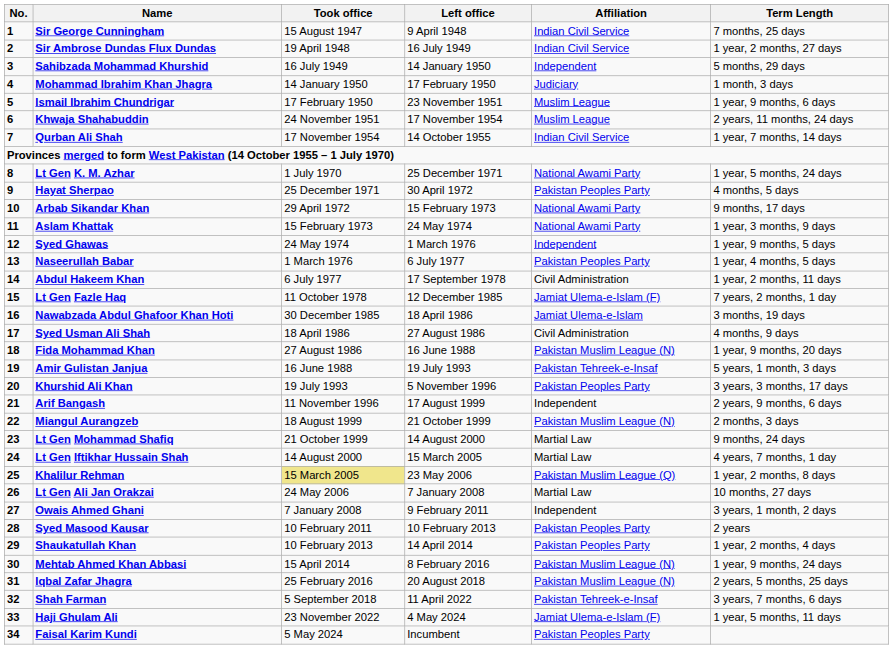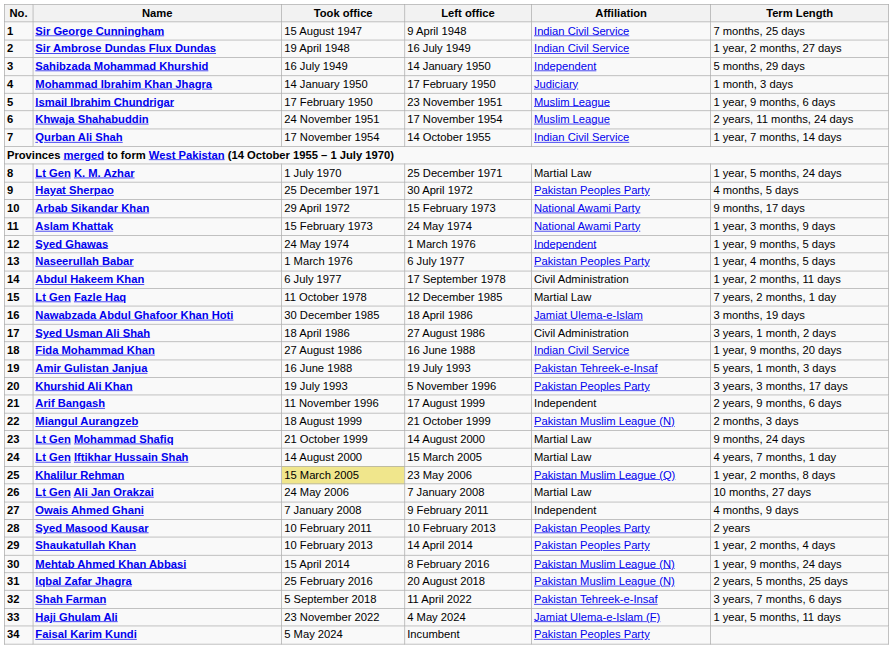(587, 173) National Awami Party -> (563, 173) Martial Law
(597, 297) Jamiat Ulema-e-Islam (F) -> (563, 297) Martial Law
(756, 333) 4 months, 9 days -> (775, 333) 3 years, 1 month, 2 days
(604, 350) Pakistan Muslim League (N) -> (582, 350) Indian Civil Service
(775, 510) 3 years, 1 month, 2 days -> (756, 510) 4 months, 9 days
